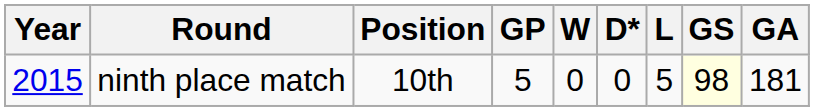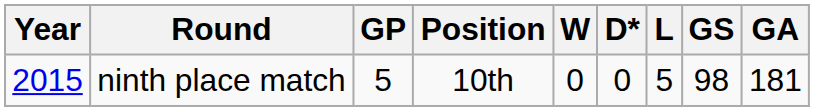columns swapped: (423, 29) <-> (523, 29)
(711, 79) lightyellow background -> (711, 79) no background
